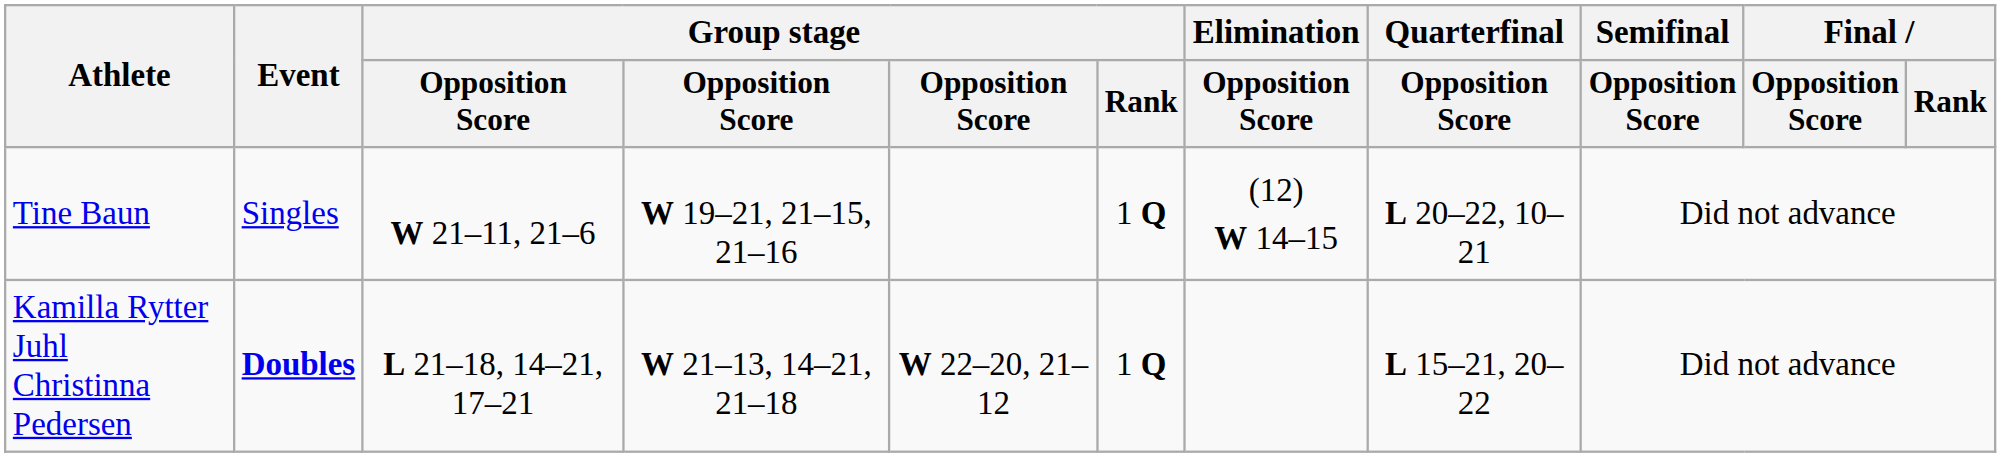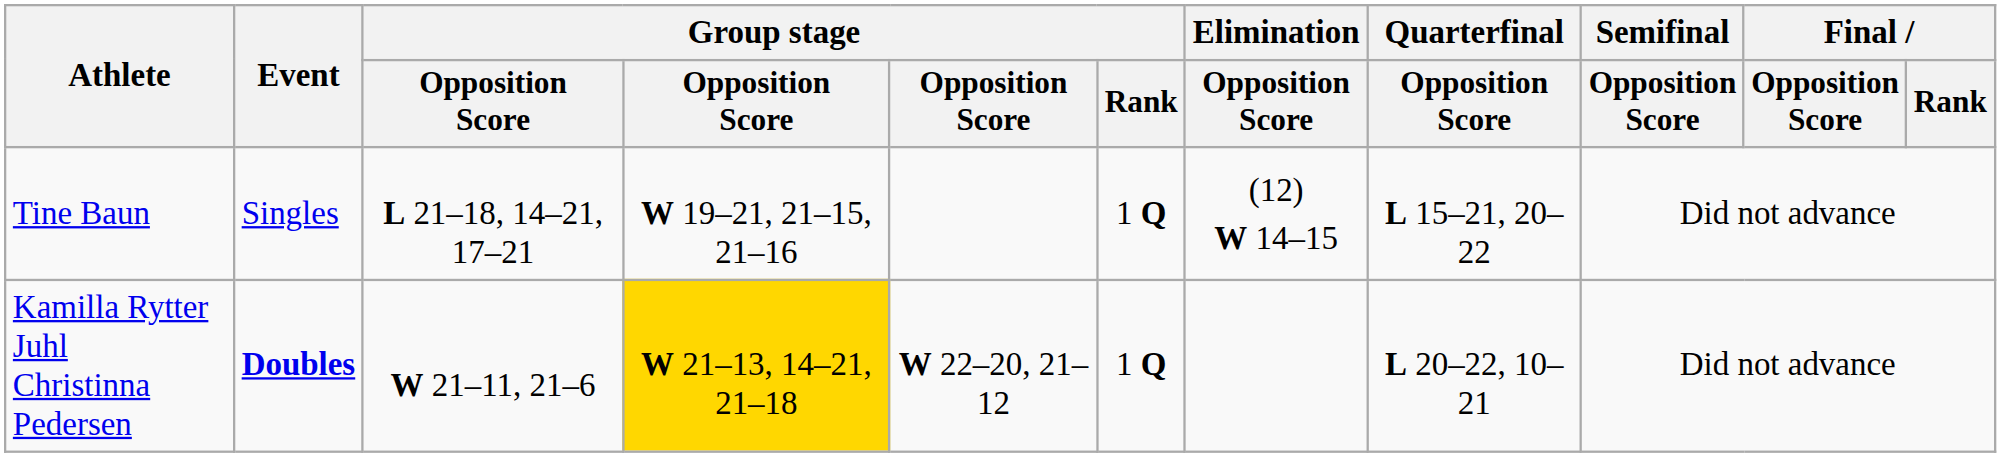(493, 232) W 21–11, 21–6 -> (493, 232) L 21–18, 14–21, 17–21
(1474, 232) L 20–22, 10–21 -> (1474, 232) L 15–21, 20–22
(493, 384) L 21–18, 14–21, 17–21 -> (493, 384) W 21–11, 21–6
(756, 384) no background -> (756, 384) gold background
(1474, 384) L 15–21, 20–22 -> (1474, 384) L 20–22, 10–21
